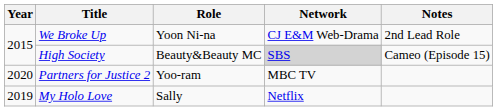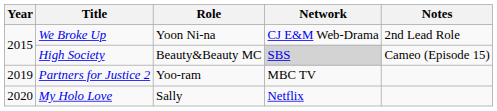(20, 75) 2020 -> (20, 75) 2019
(20, 95) 2019 -> (20, 95) 2020
